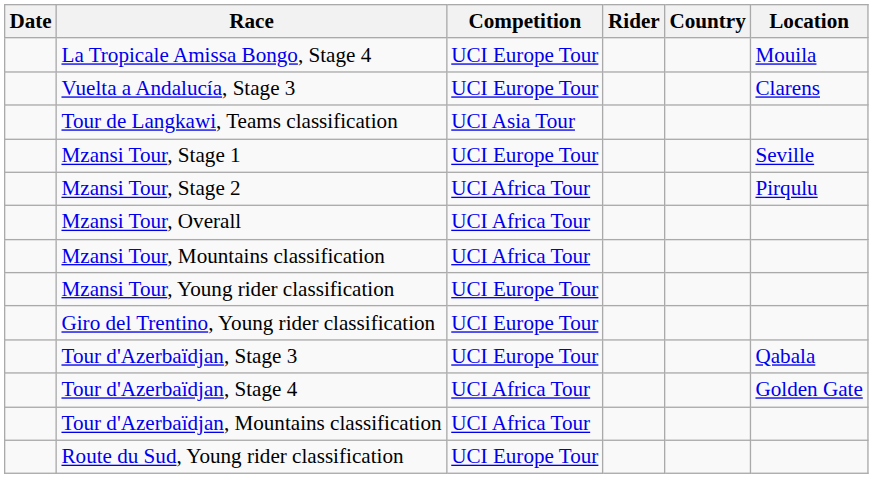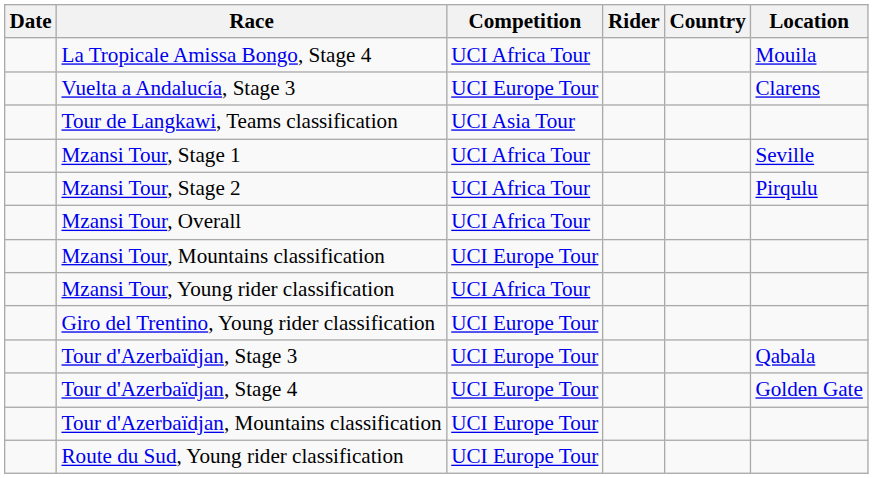(525, 54) UCI Europe Tour -> (521, 54) UCI Africa Tour
(525, 155) UCI Europe Tour -> (521, 155) UCI Africa Tour
(521, 255) UCI Africa Tour -> (525, 255) UCI Europe Tour
(525, 289) UCI Europe Tour -> (521, 289) UCI Africa Tour
(521, 389) UCI Africa Tour -> (525, 389) UCI Europe Tour
(521, 423) UCI Africa Tour -> (525, 423) UCI Europe Tour
